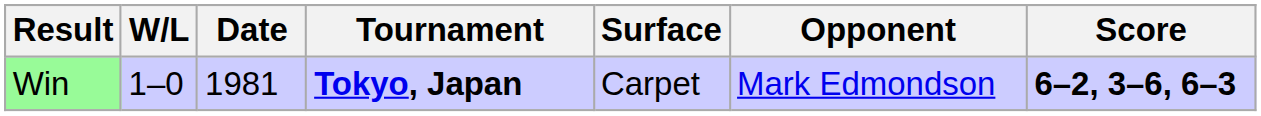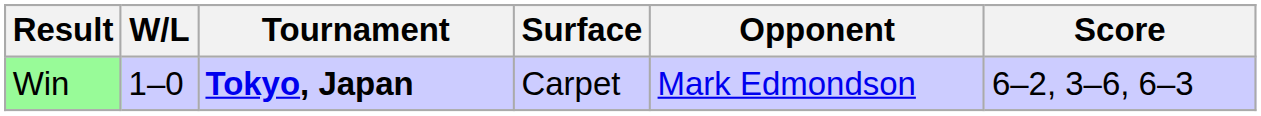- column: (252, 30)
(1135, 82) bold -> (1093, 82) normal
